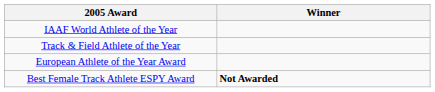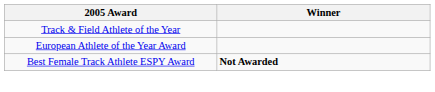- row: (111, 29)
